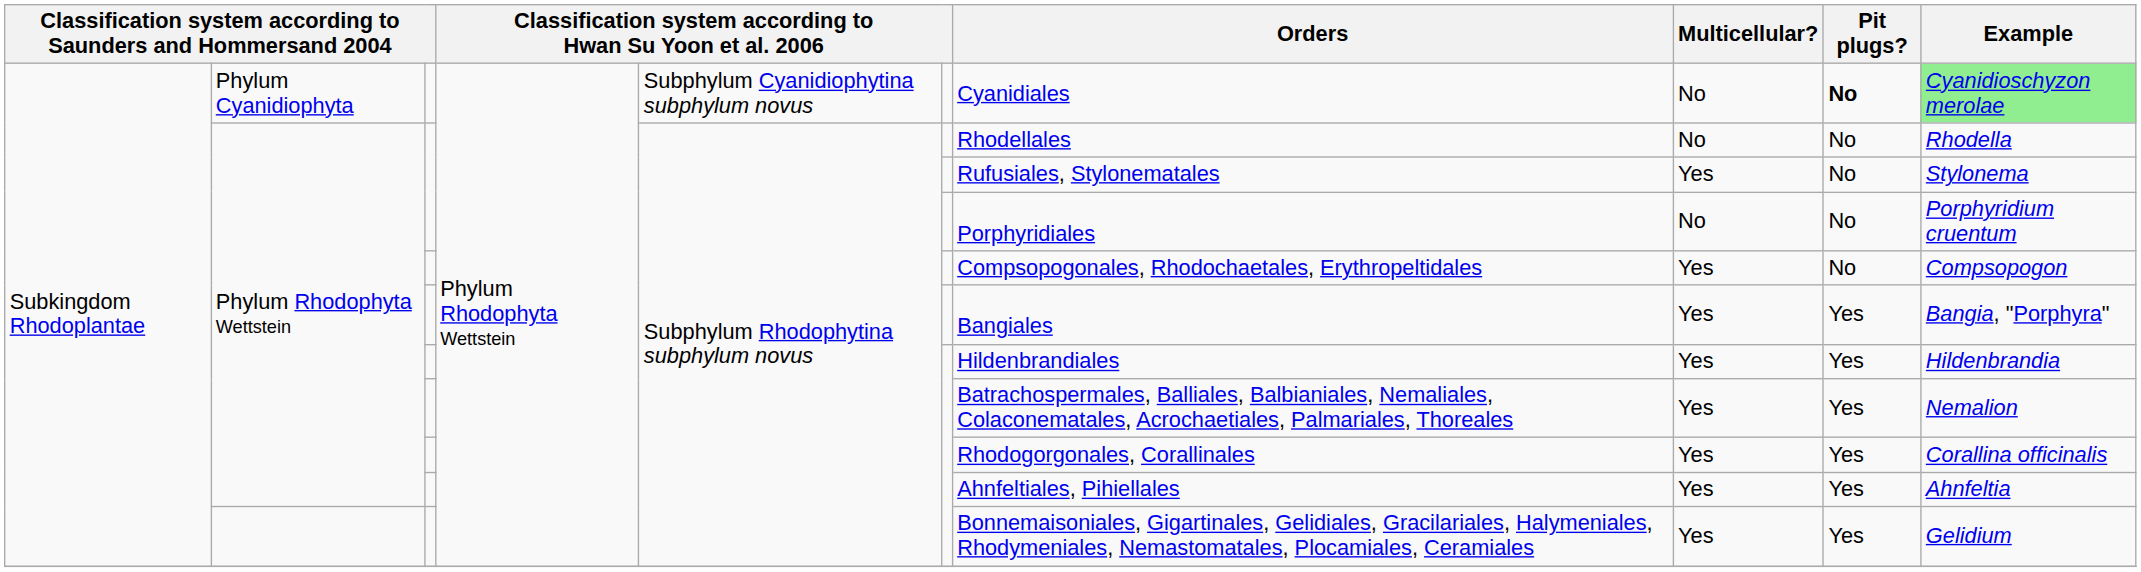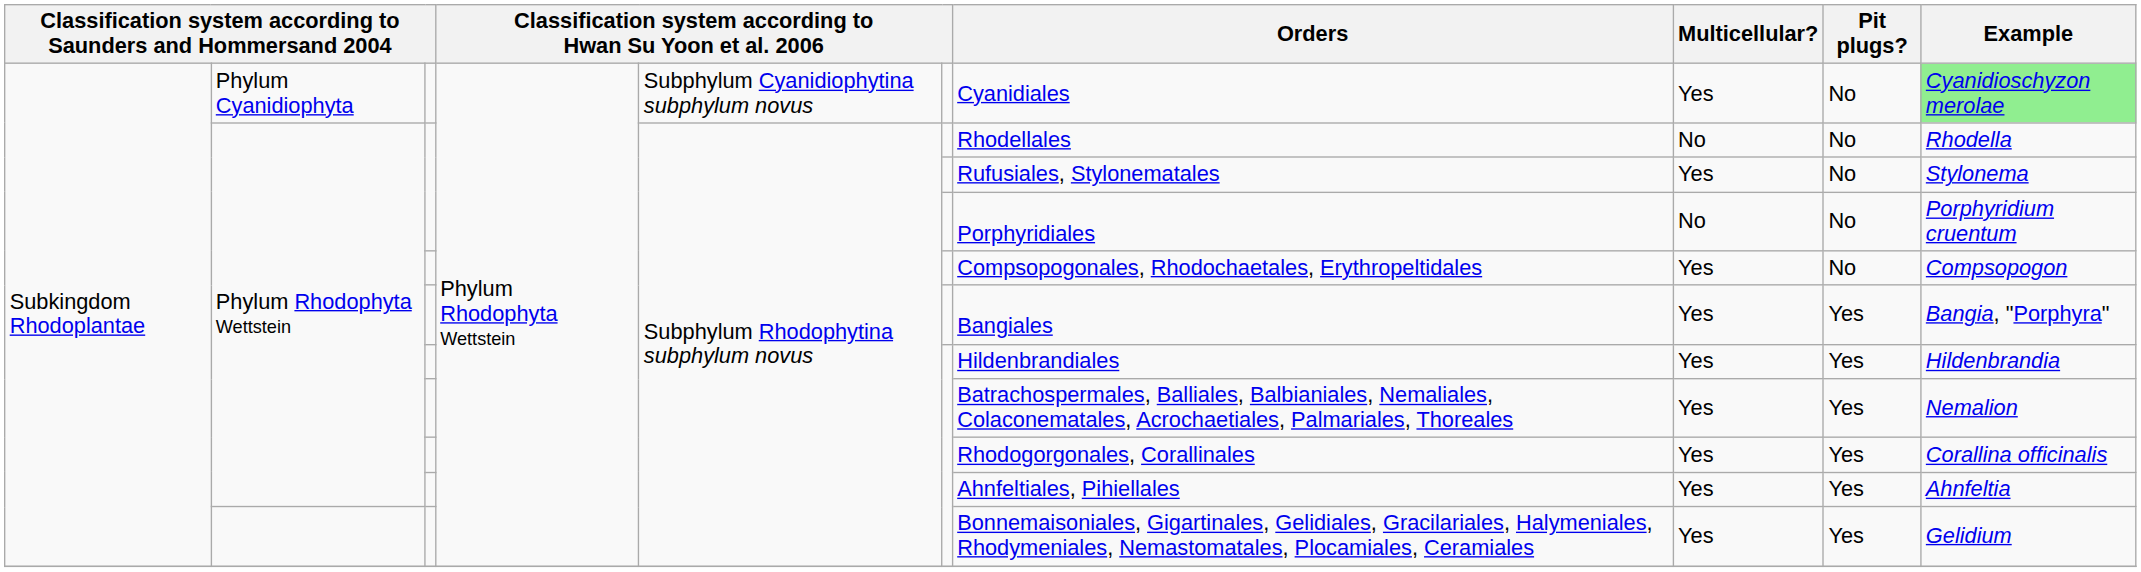(1692, 92) No -> (1696, 92) Yes
(1843, 92) bold -> (1842, 92) normal
